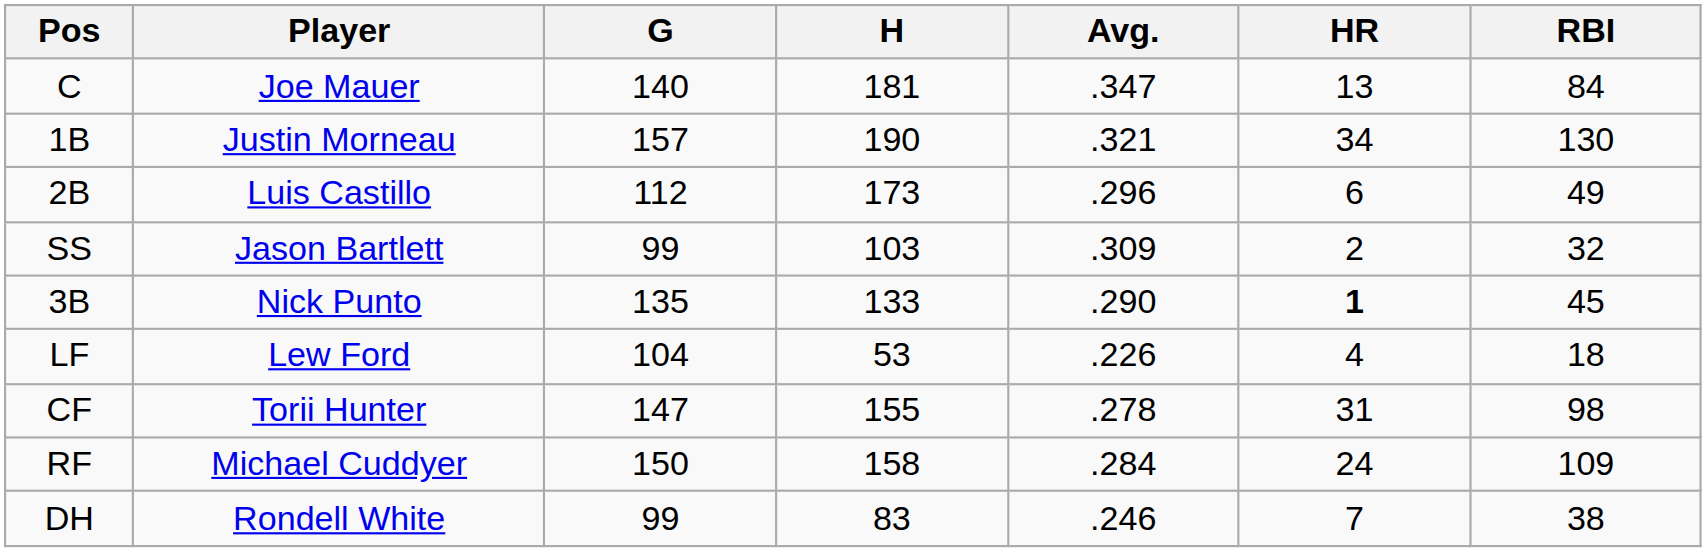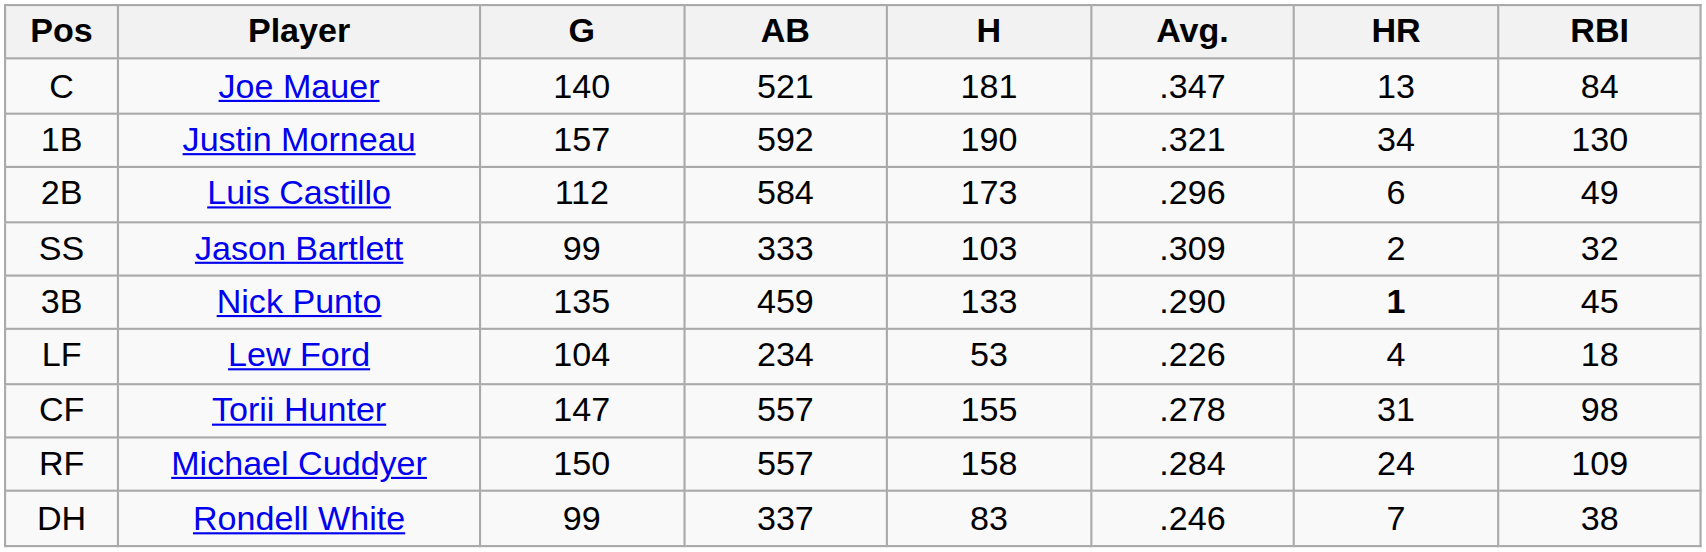+ column: (785, 31)
